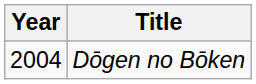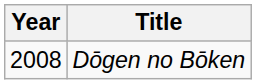(36, 59) 2004 -> (36, 59) 2008
